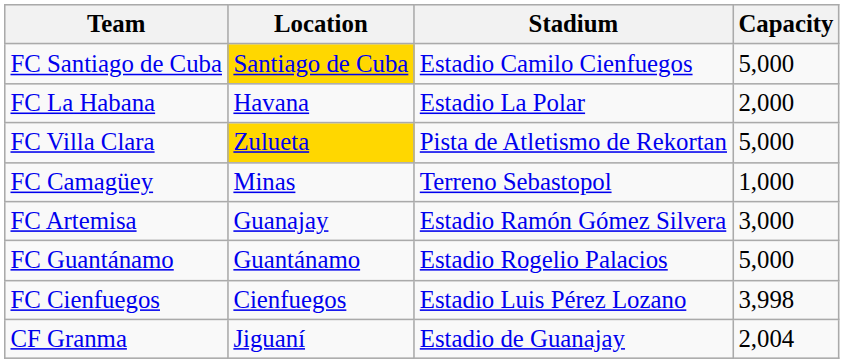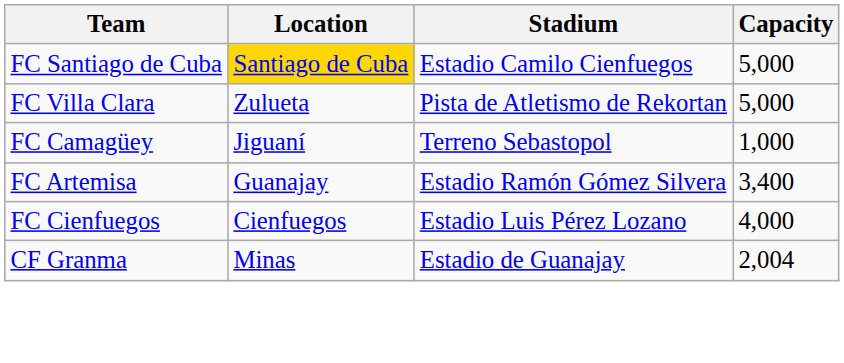- row: (83, 102)
(271, 142) gold background -> (271, 102) no background
(264, 181) Minas -> (269, 142) Jiguaní
(766, 220) 3,000 -> (766, 181) 3,400
- row: (92, 260)
(766, 299) 3,998 -> (766, 220) 4,000
(269, 338) Jiguaní -> (264, 260) Minas
